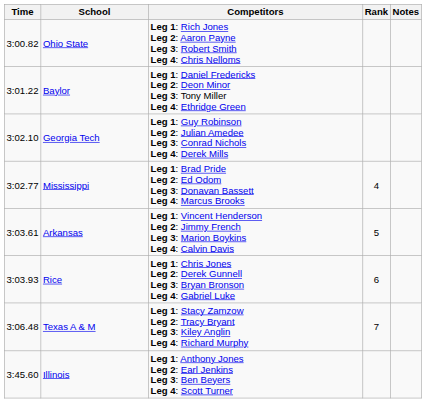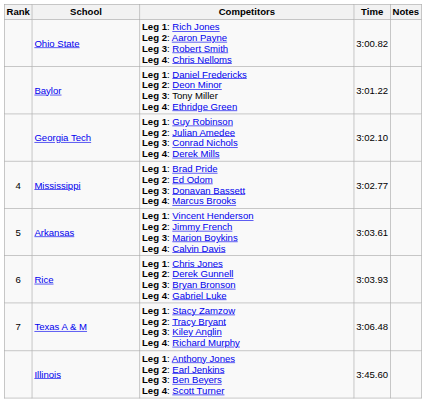columns swapped: (376, 12) <-> (23, 12)
